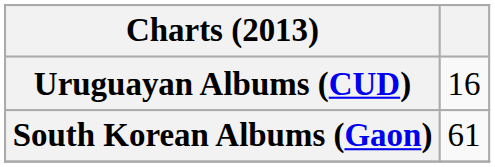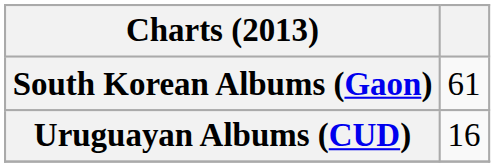rows swapped: (222, 135) <-> (222, 82)
